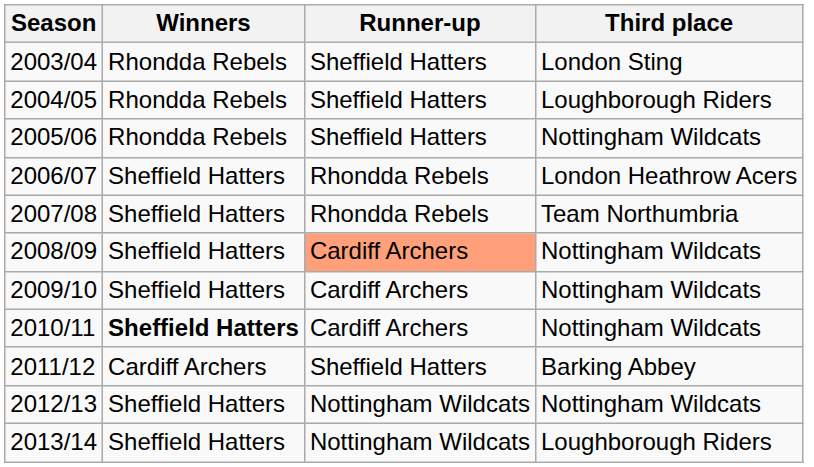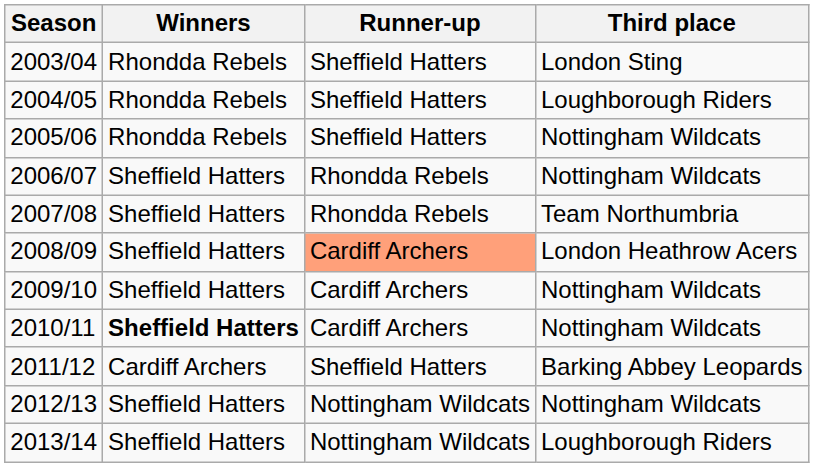(669, 175) London Heathrow Acers -> (651, 175) Nottingham Wildcats
(651, 251) Nottingham Wildcats -> (669, 251) London Heathrow Acers
(618, 366) Barking Abbey -> (672, 366) Barking Abbey Leopards
